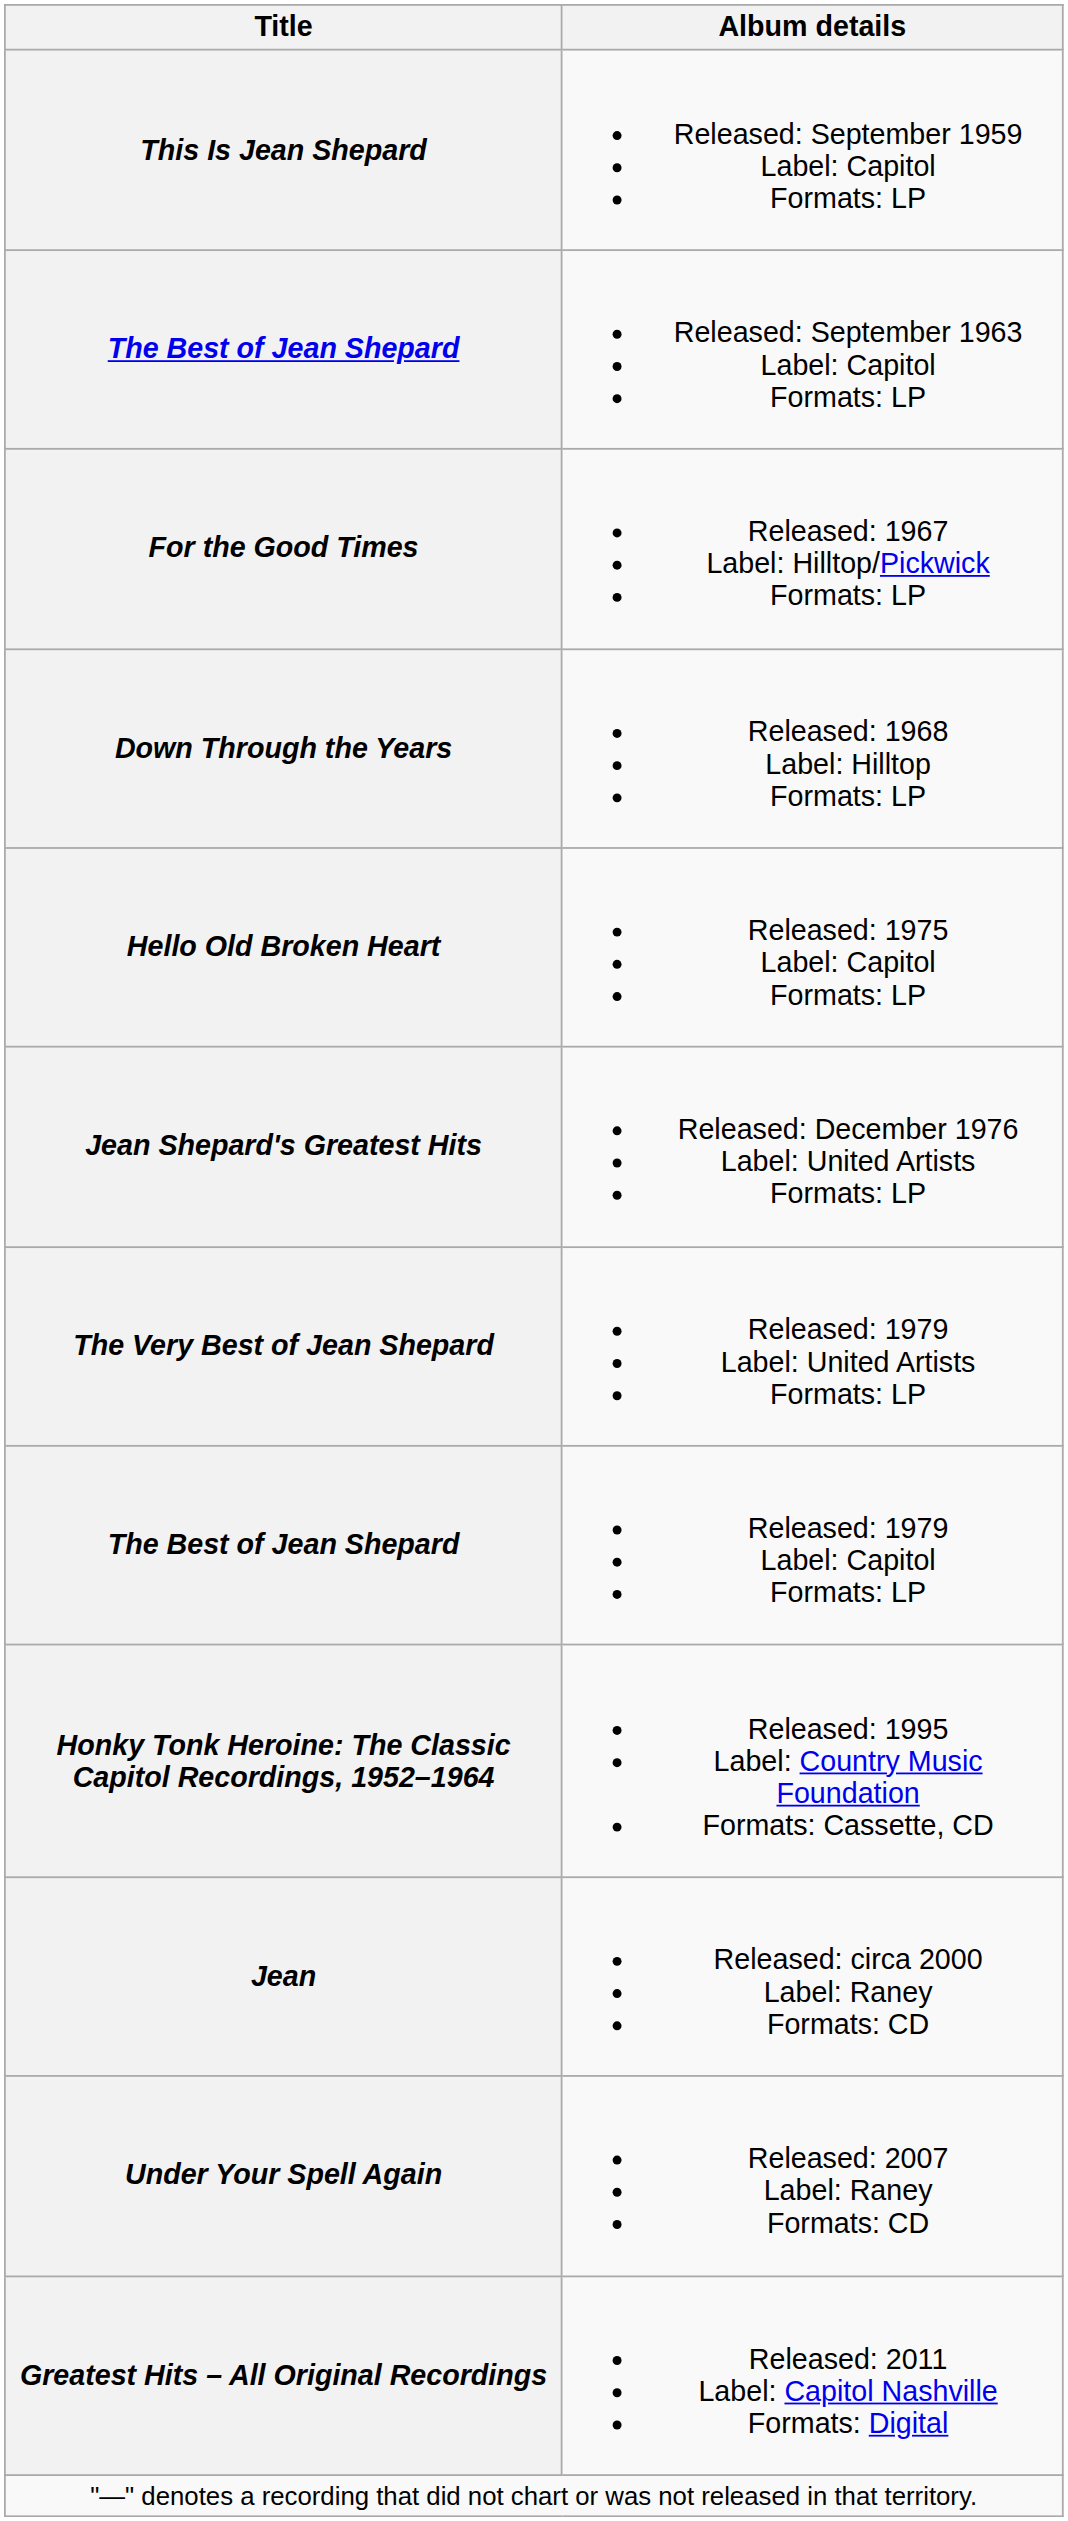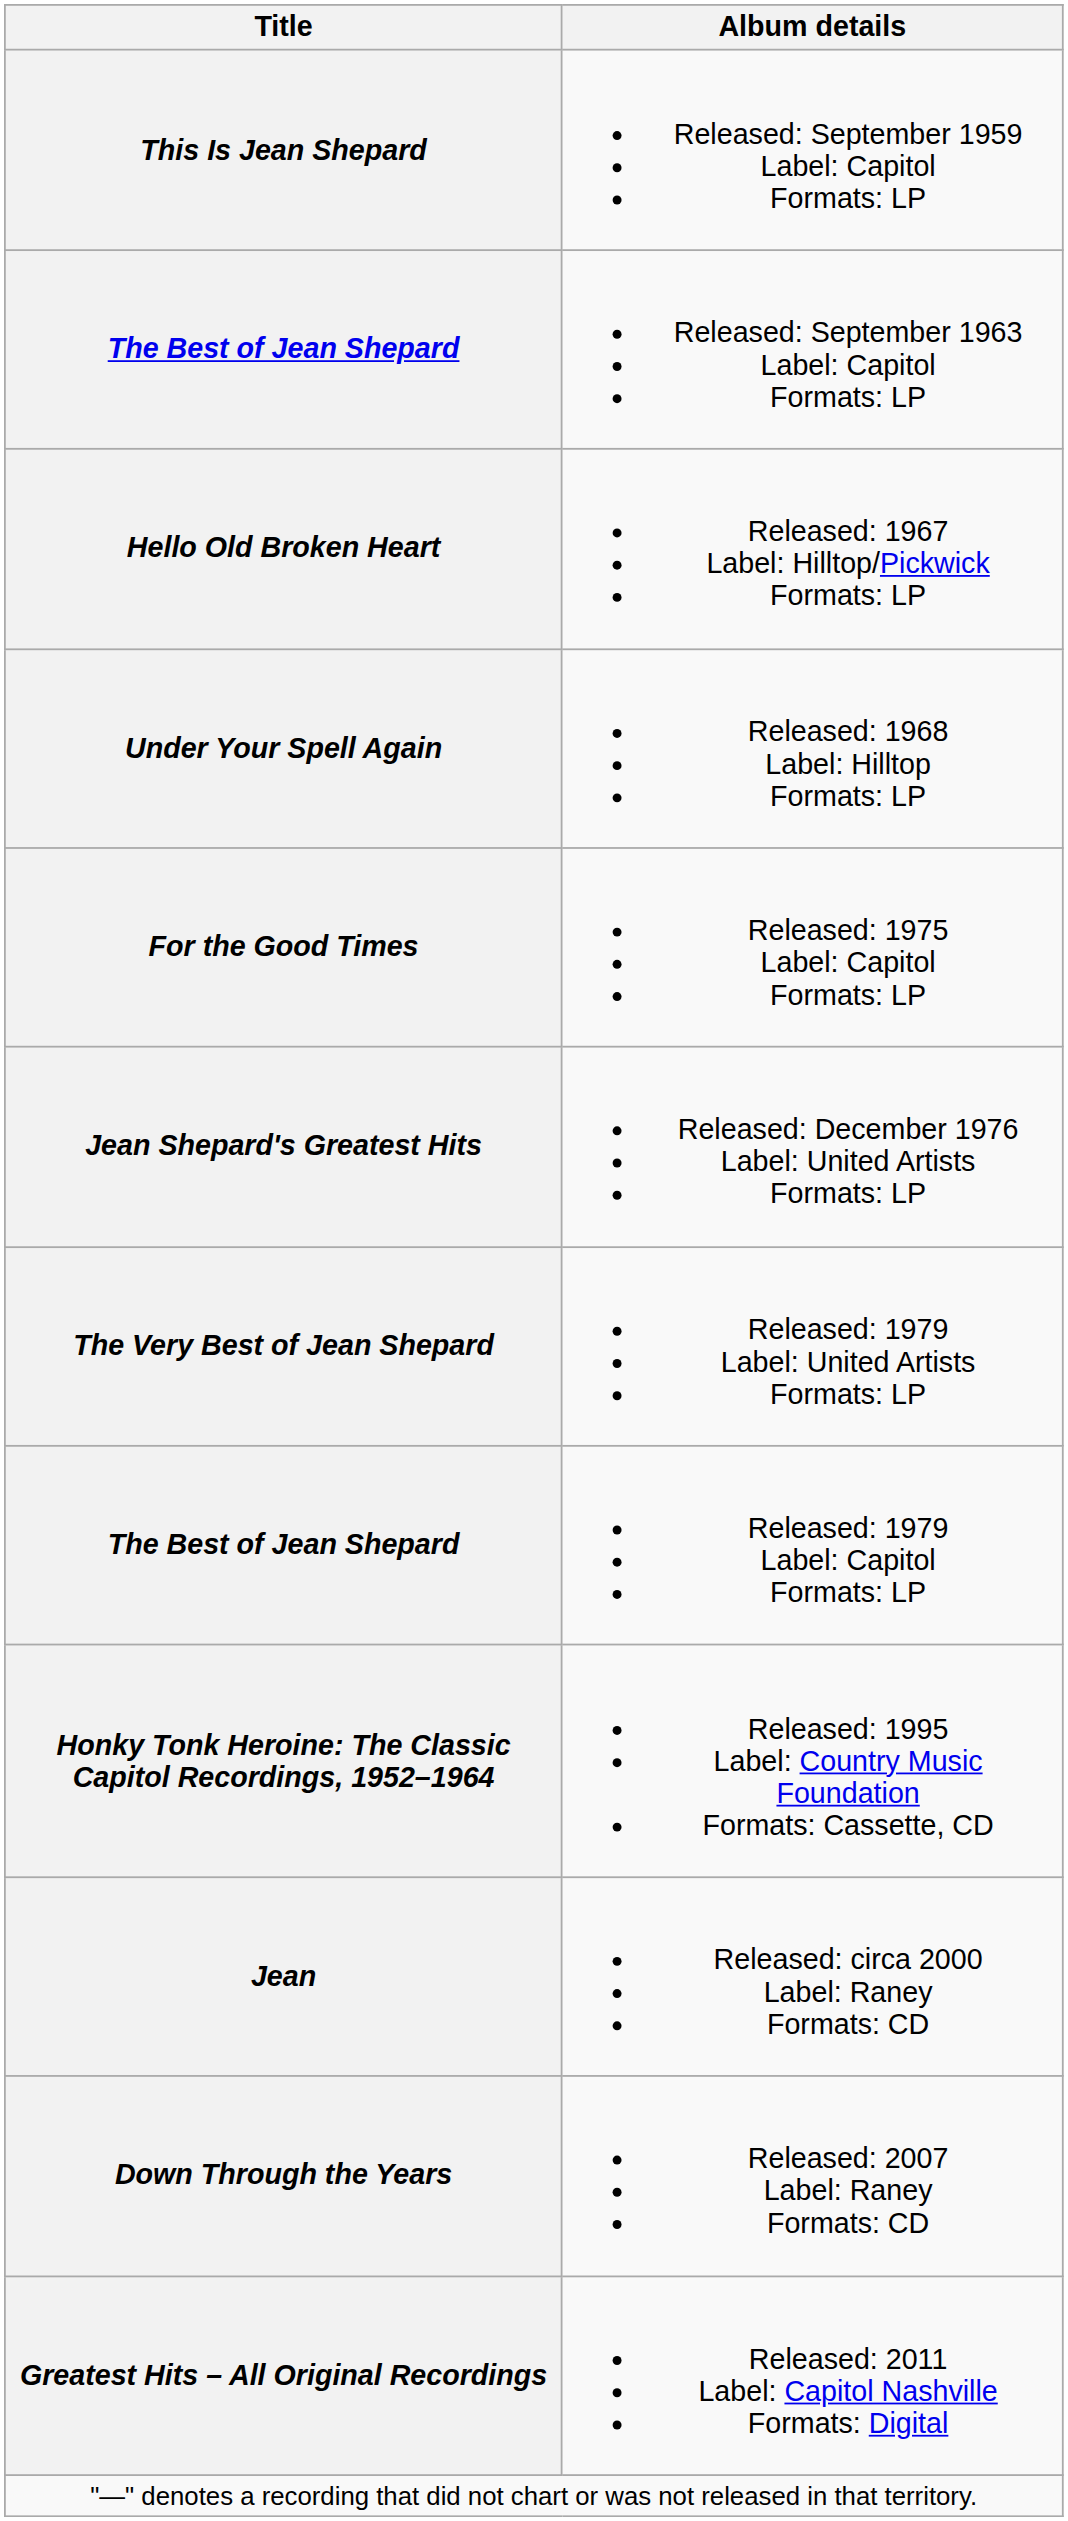(284, 548) For the Good Times -> (284, 548) Hello Old Broken Heart
(284, 747) Down Through the Years -> (284, 747) Under Your Spell Again
(284, 947) Hello Old Broken Heart -> (284, 947) For the Good Times
(284, 2175) Under Your Spell Again -> (284, 2175) Down Through the Years
